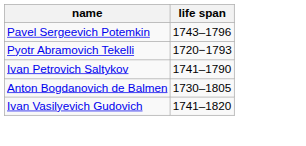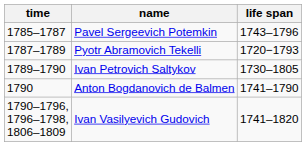+ column: (38, 13)
(202, 69) 1741–1790 -> (269, 69) 1730–1805
(202, 87) 1730–1805 -> (269, 87) 1741–1790
